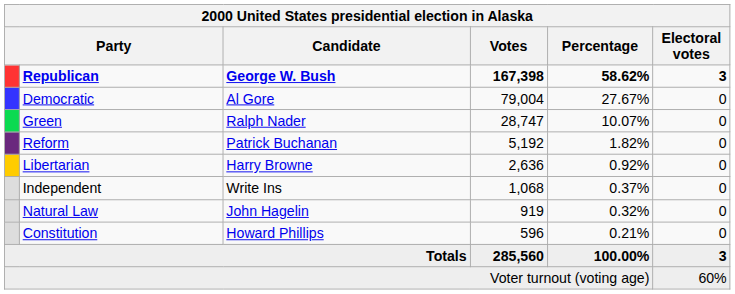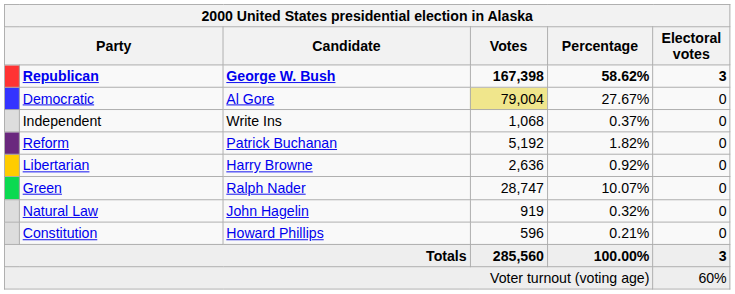(522, 99) no background -> (522, 99) khaki background
rows swapped: (42, 121) <-> (62, 188)
